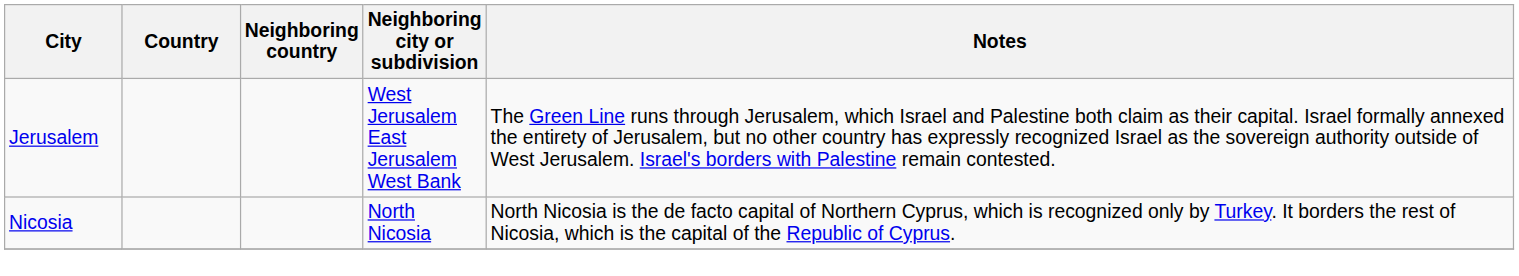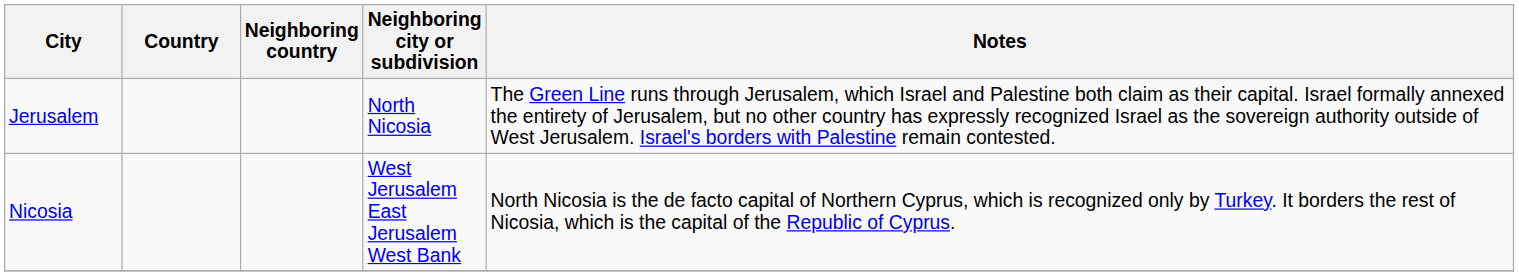(414, 137) West Jerusalem East Jerusalem West Bank -> (399, 115) North Nicosia
(399, 222) North Nicosia -> (414, 211) West Jerusalem East Jerusalem West Bank
